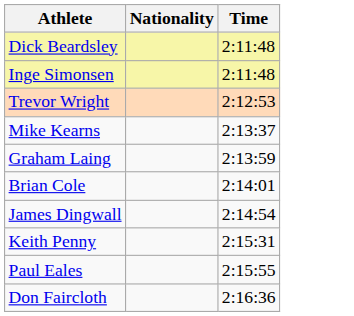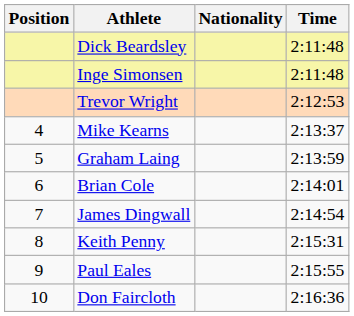+ column: (39, 18)
